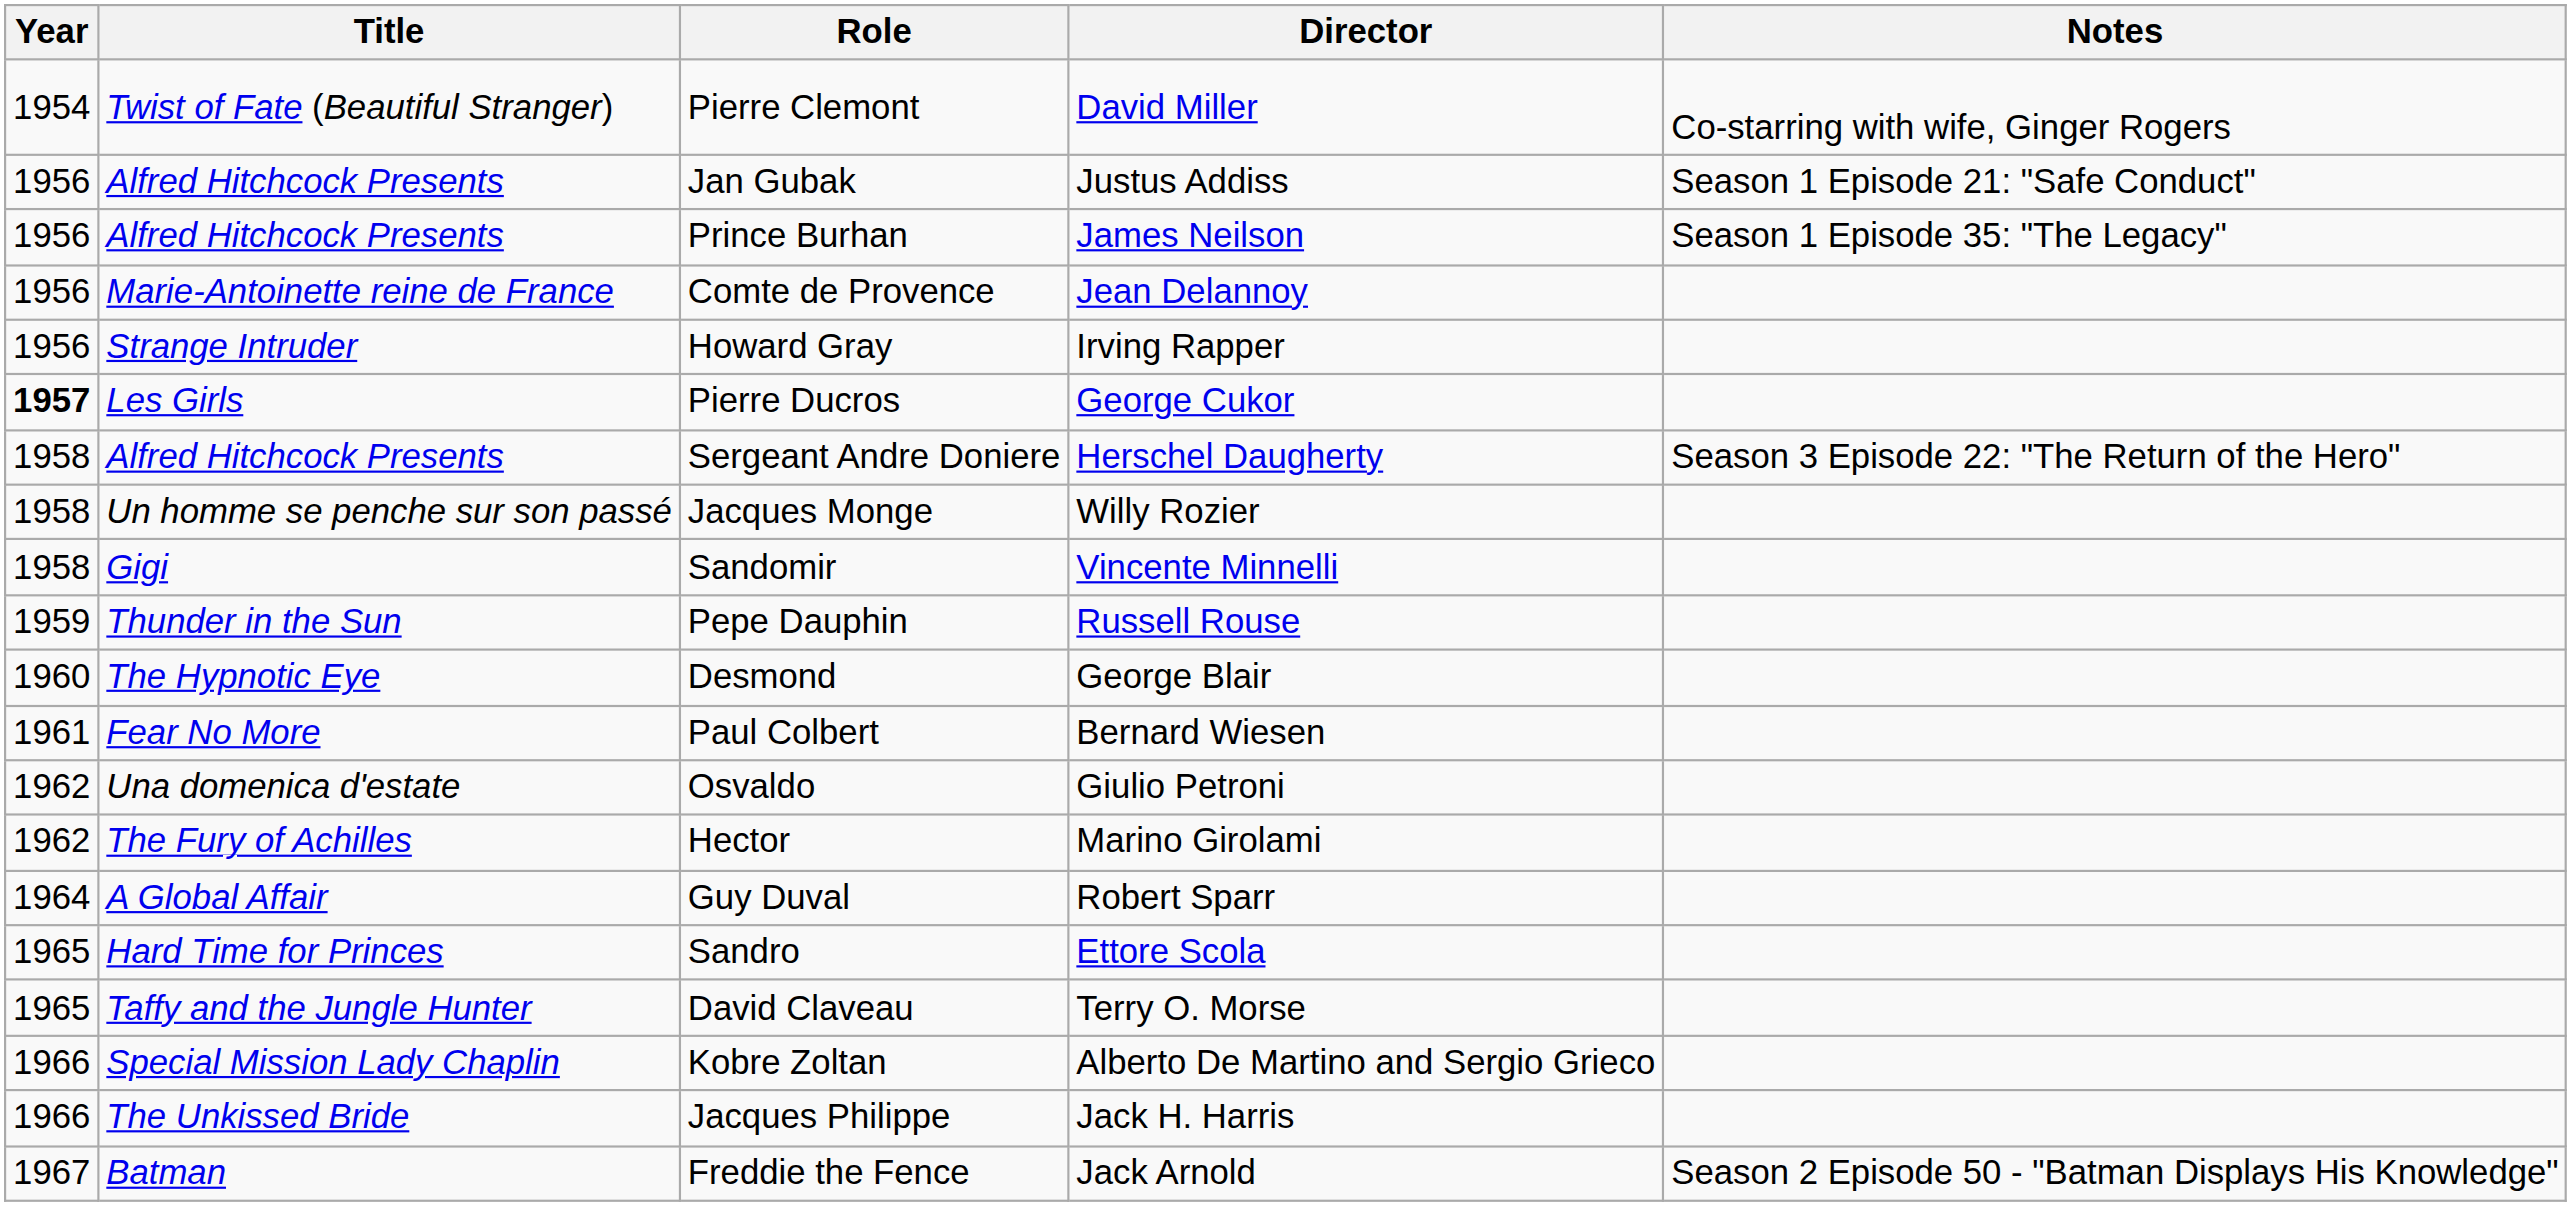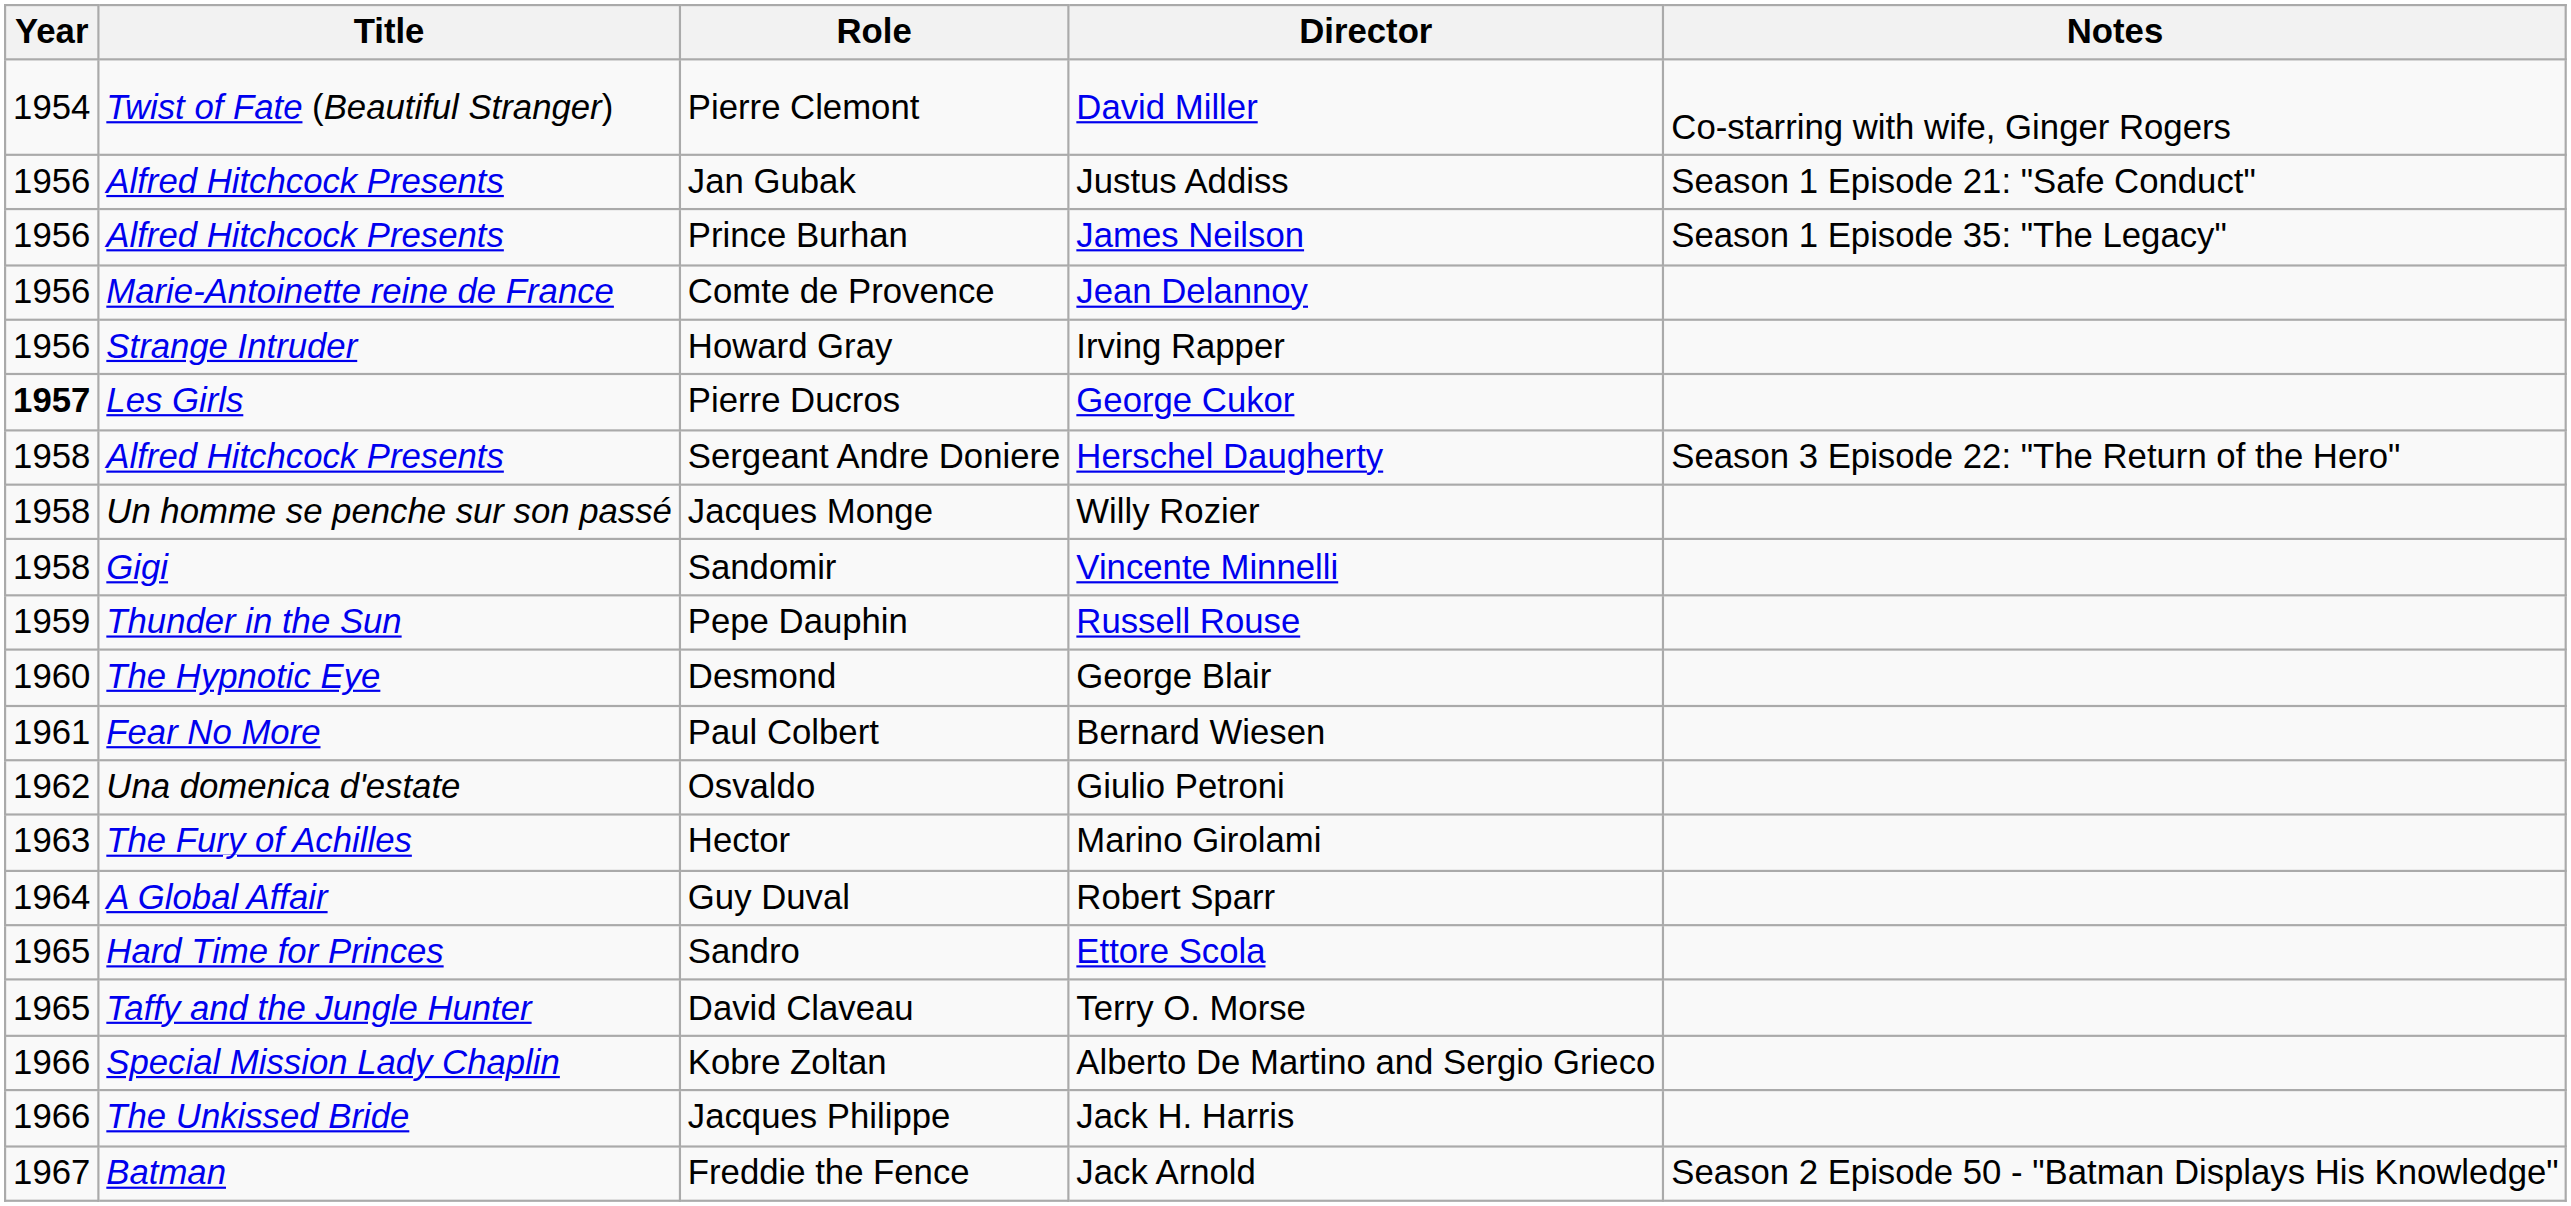(52, 841) 1962 -> (52, 841) 1963
